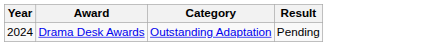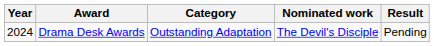+ column: (328, 13)
